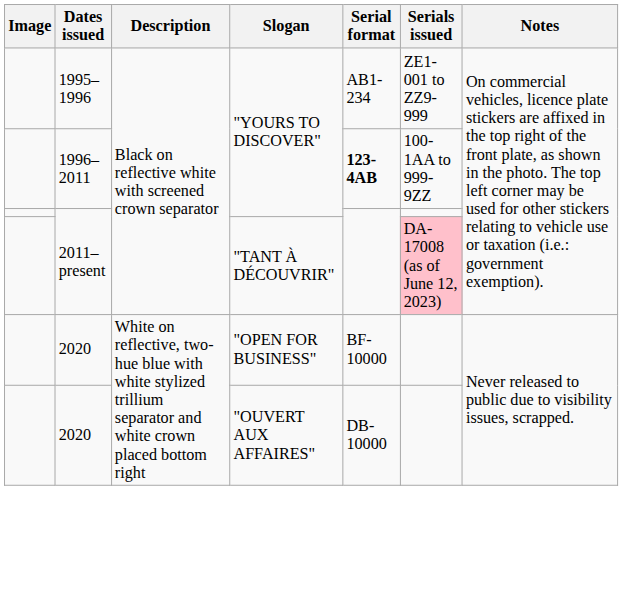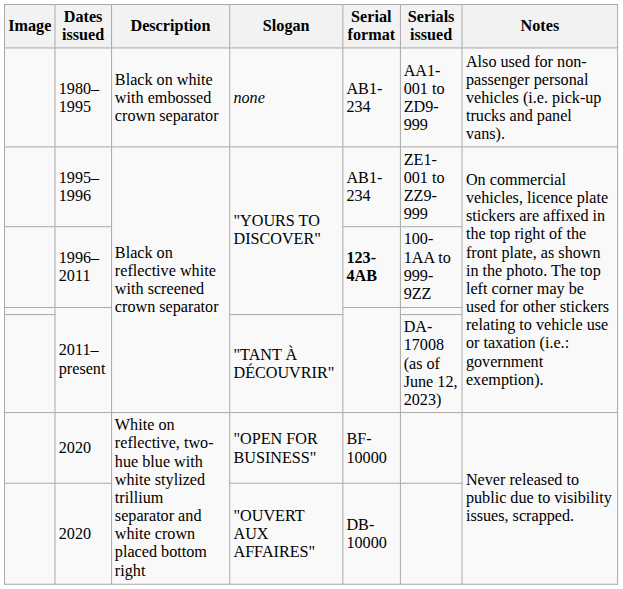+ row: (79, 97)
(431, 265) pink background -> (431, 363) no background
